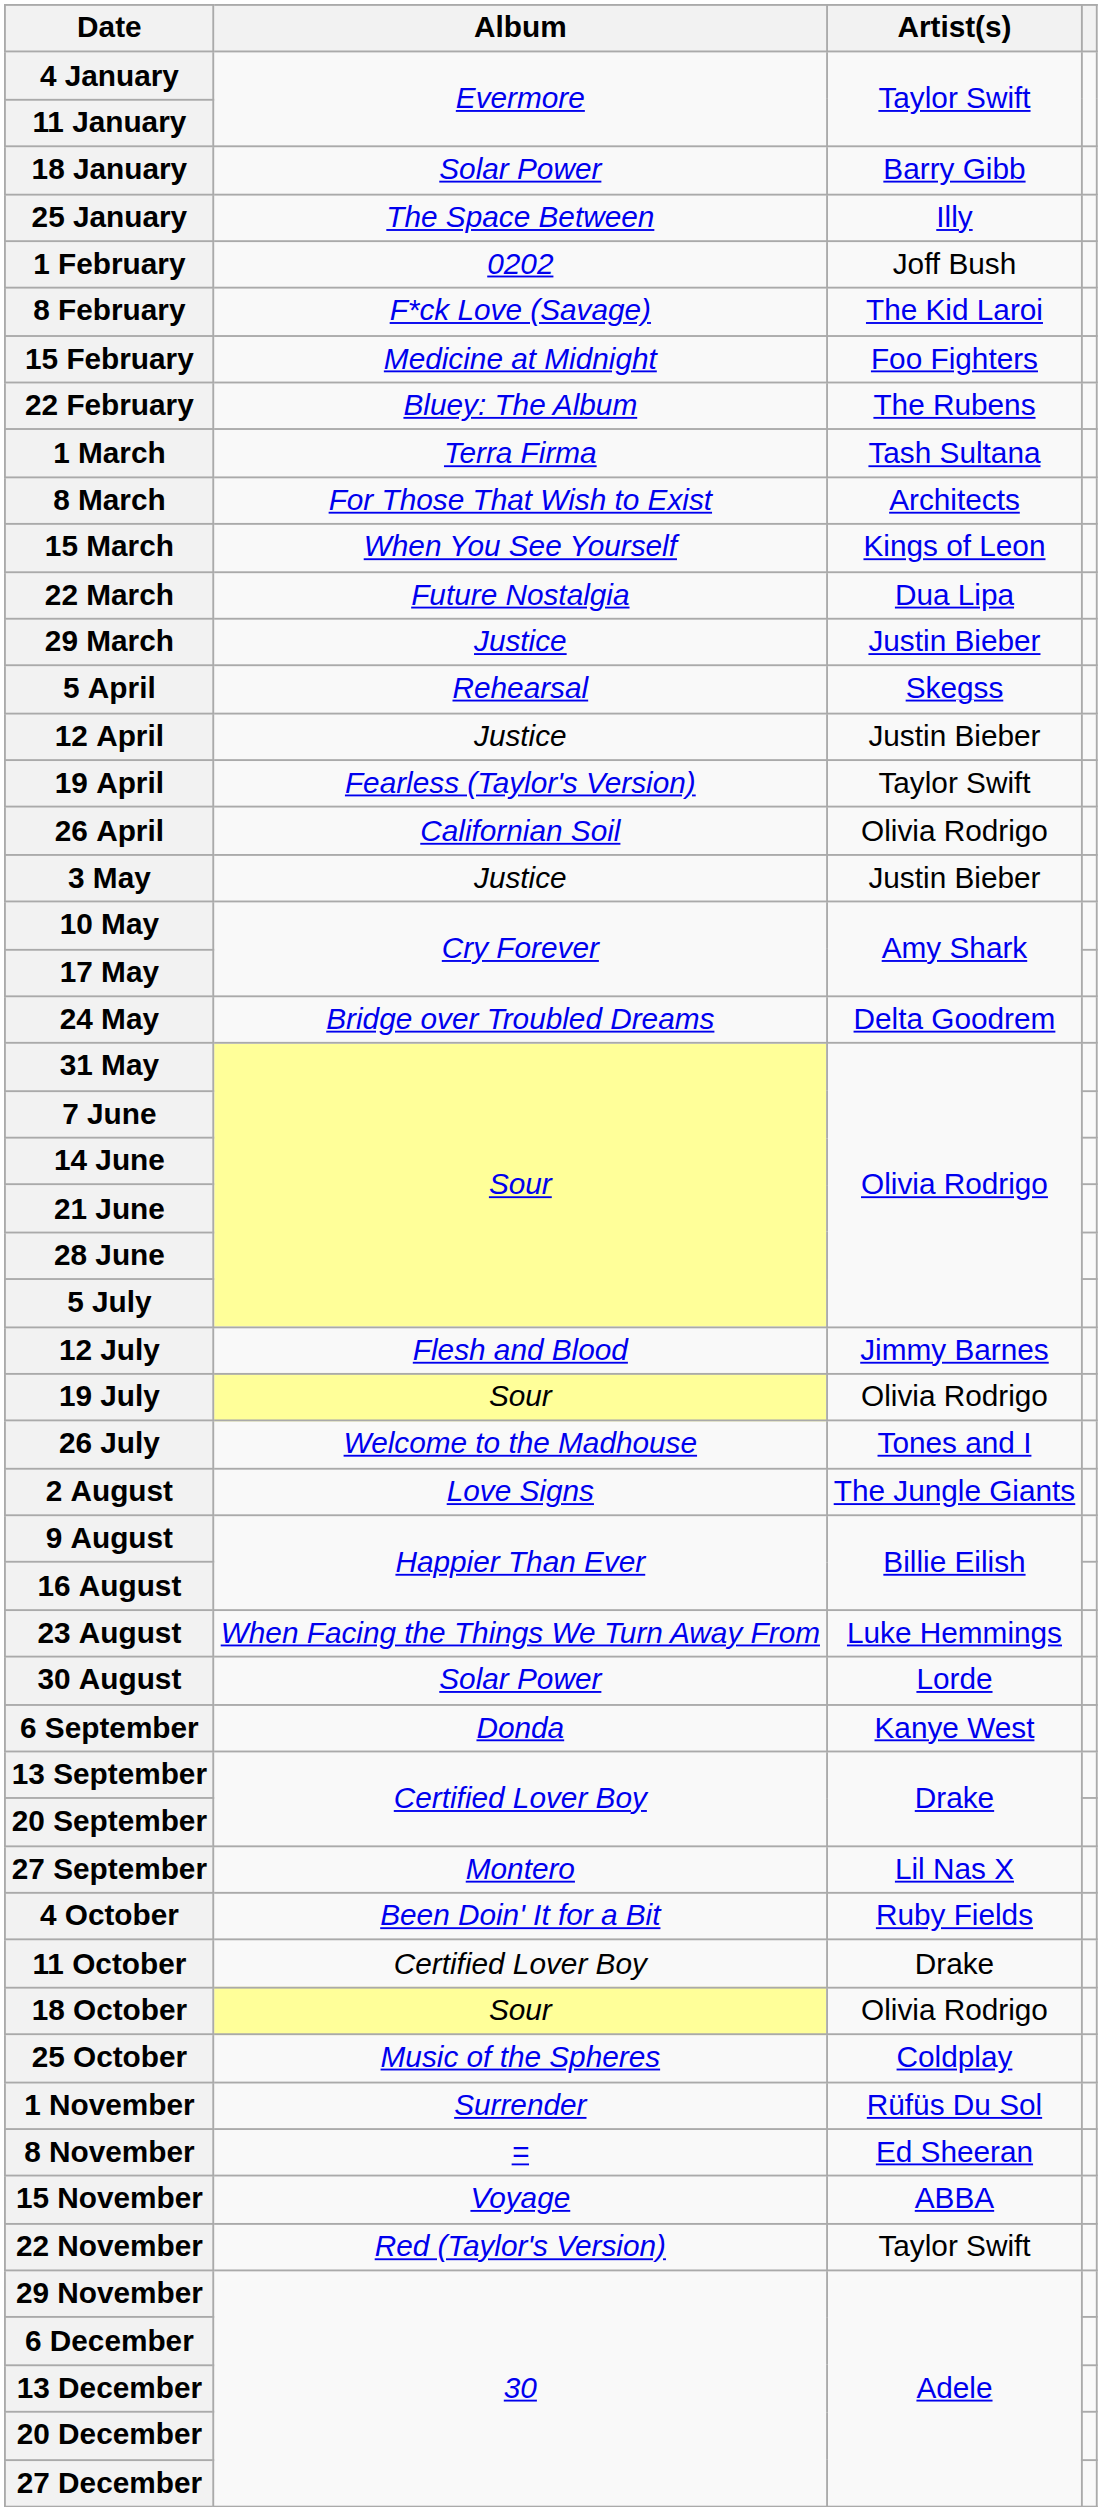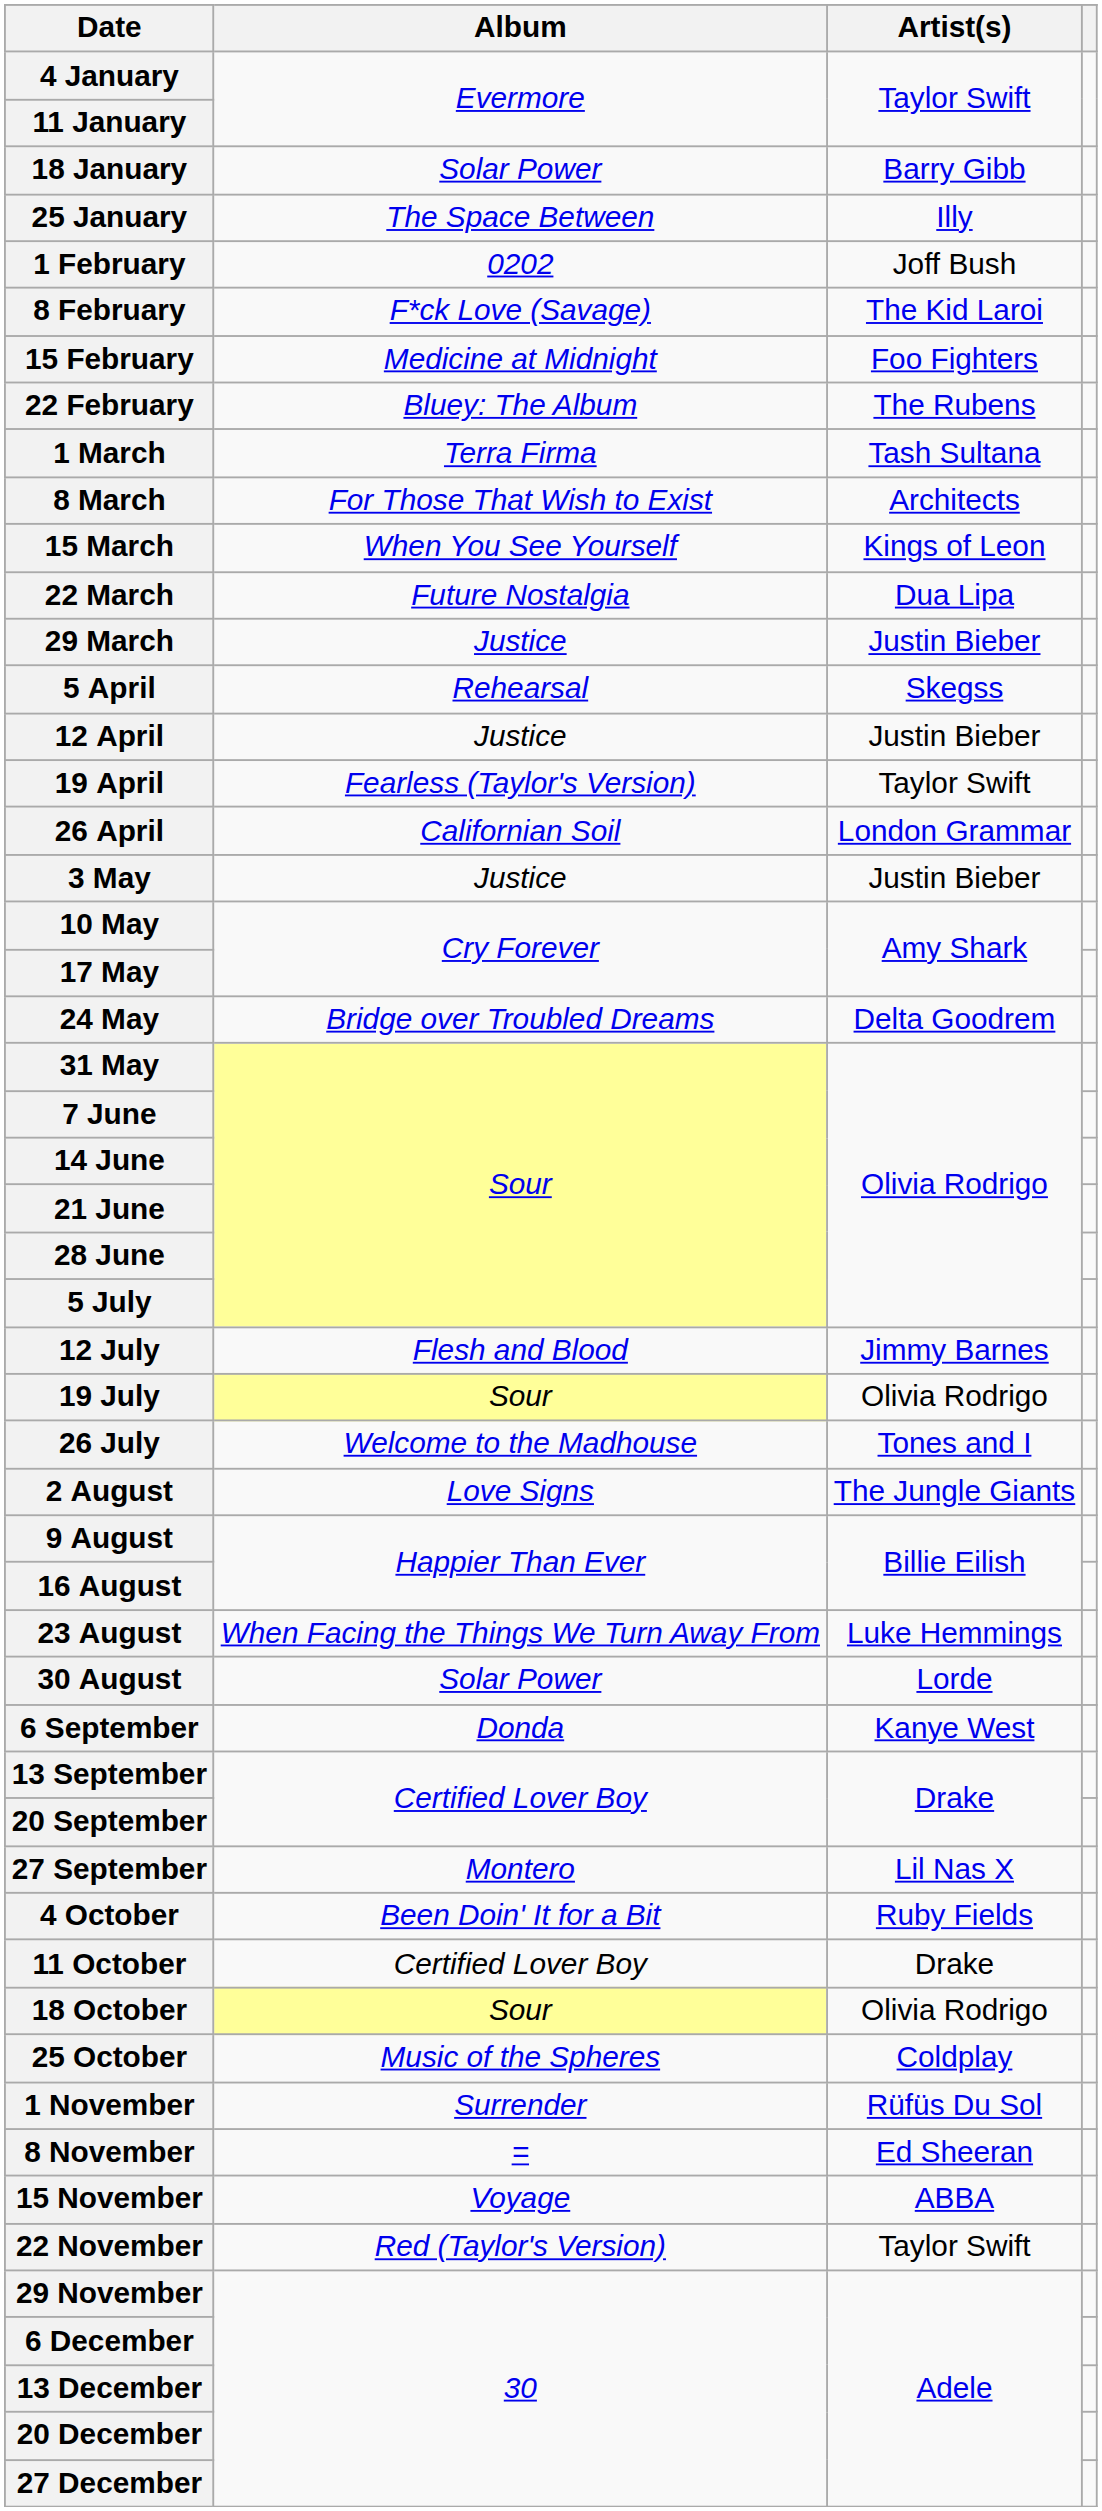(954, 830) Olivia Rodrigo -> (954, 830) London Grammar
